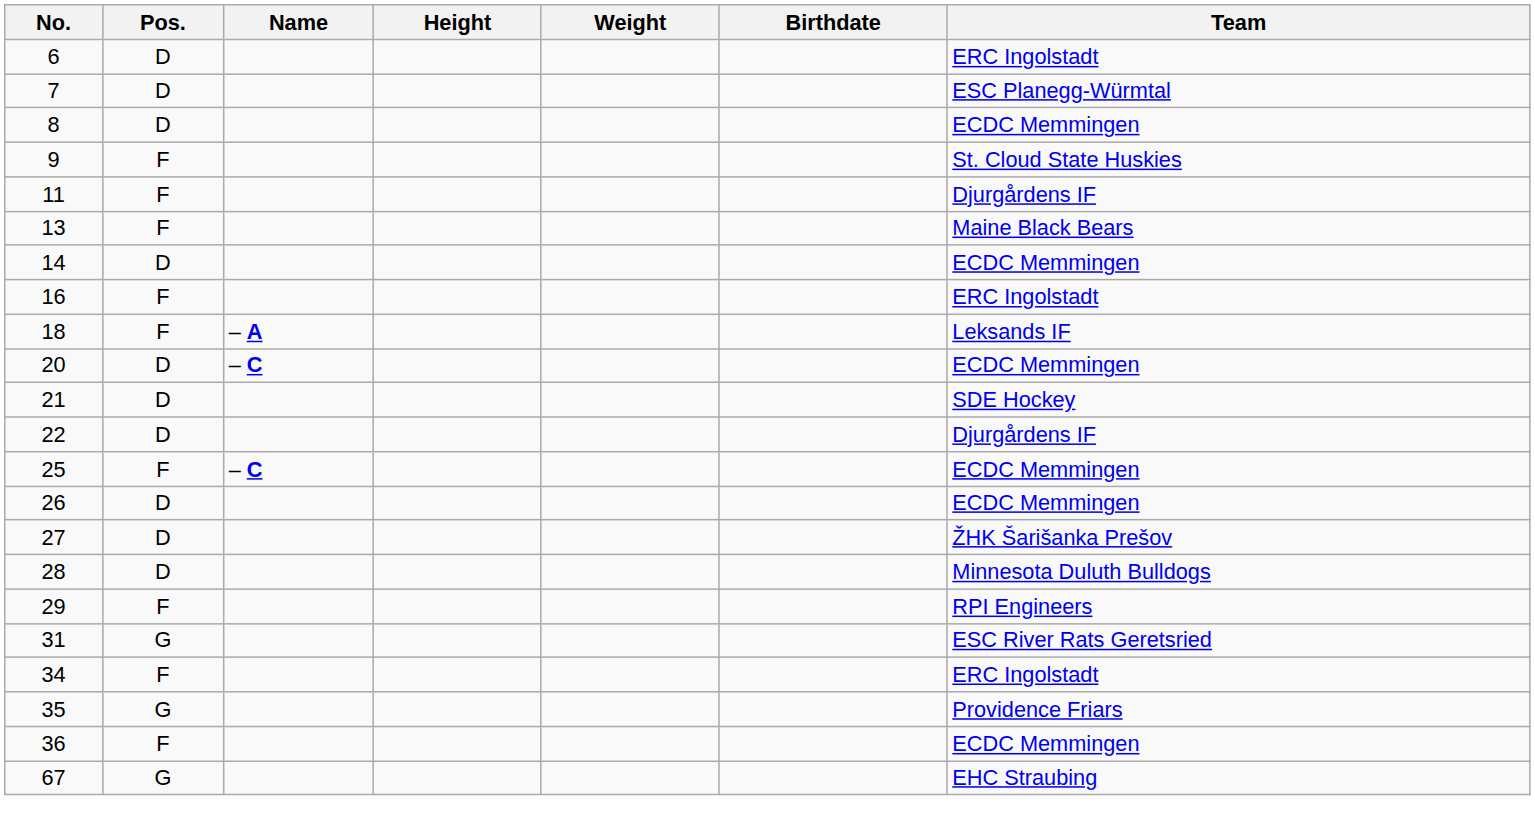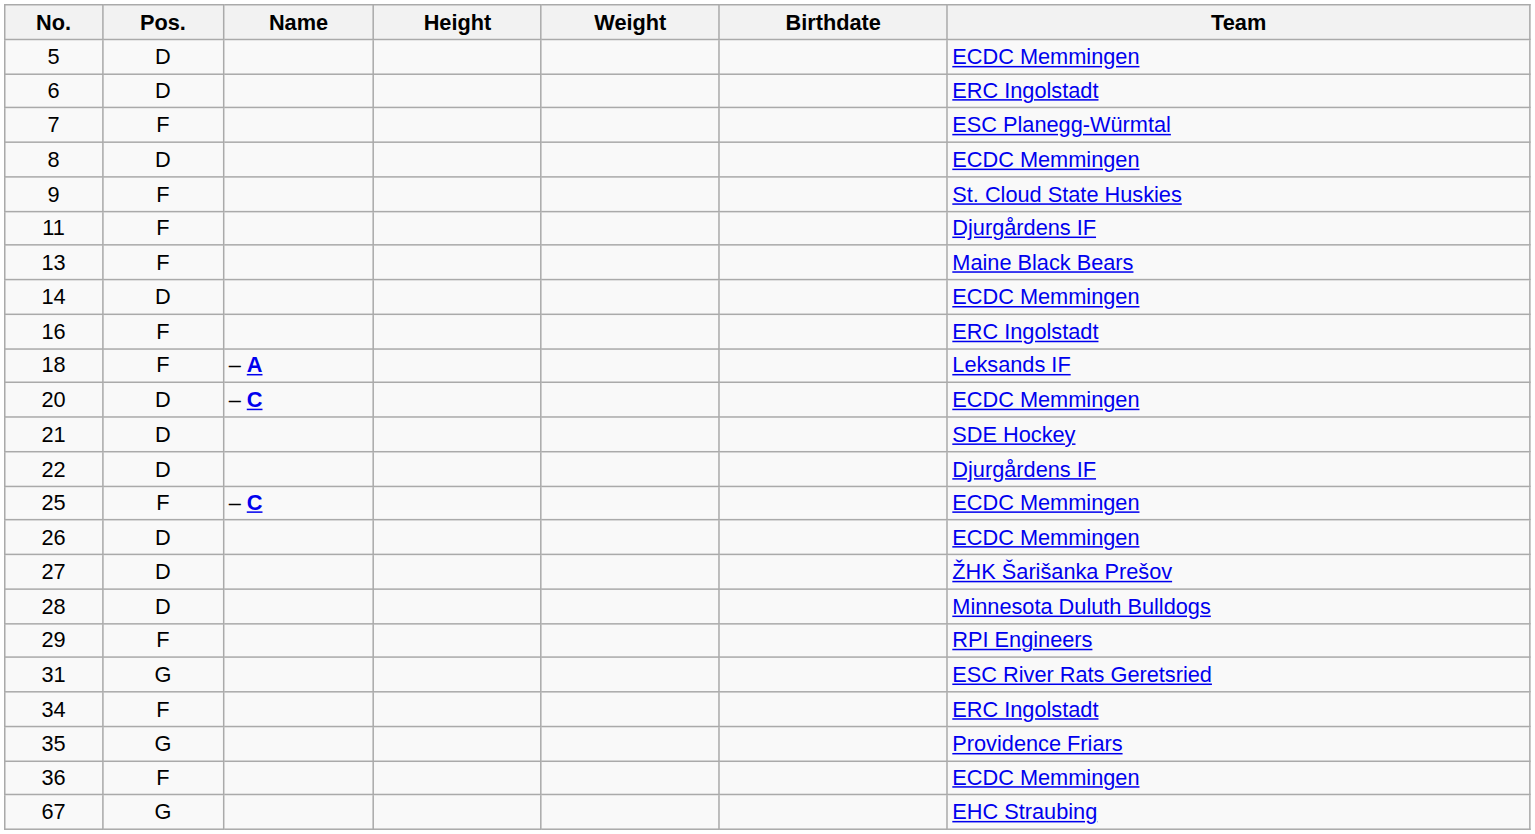+ row: (54, 57)
(163, 91) D -> (163, 125) F
